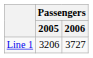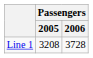(49, 45) 3206 -> (49, 45) 3208
(75, 45) 3727 -> (75, 45) 3728
